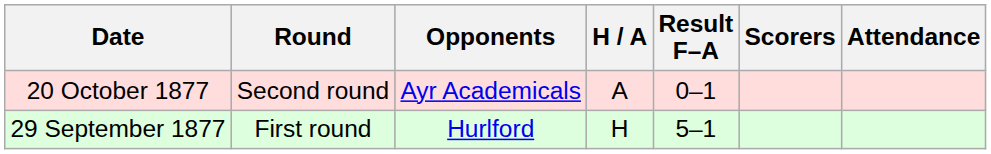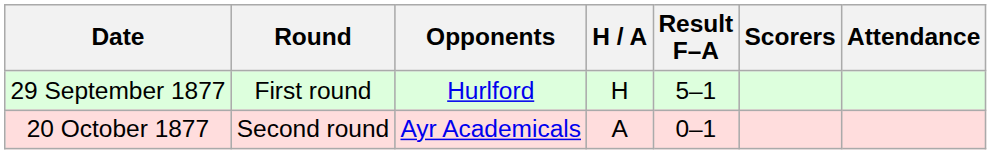rows swapped: (118, 129) <-> (118, 90)
